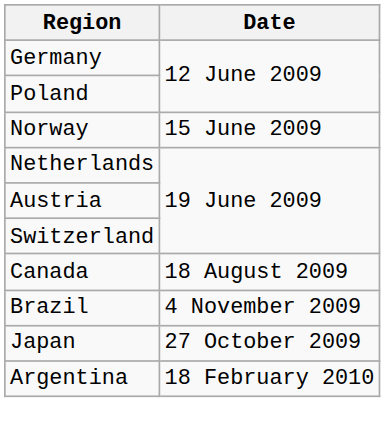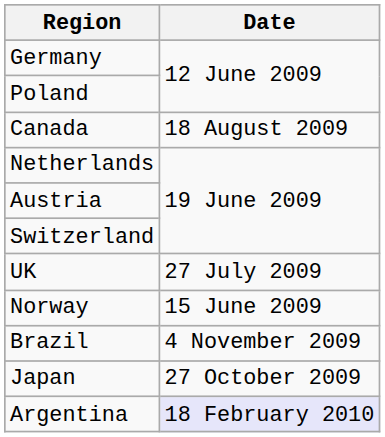rows swapped: (49, 129) <-> (49, 272)
+ row: (23, 272)
(269, 379) no background -> (269, 414) lavender background
